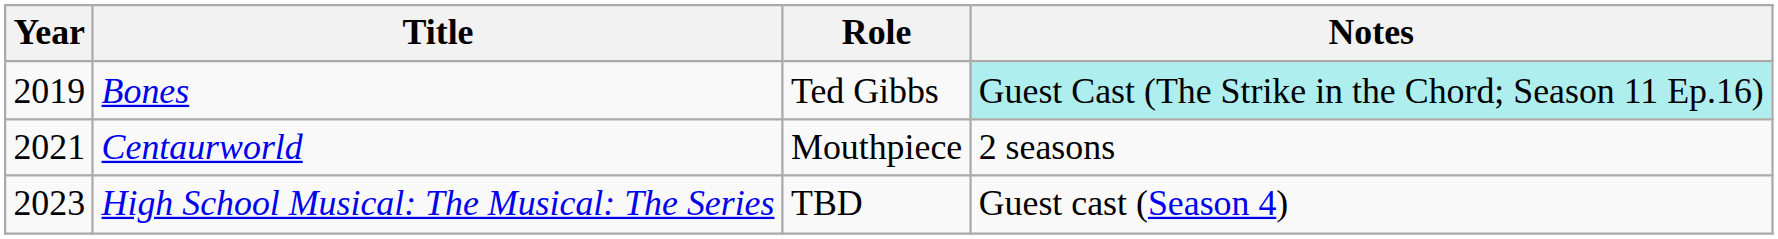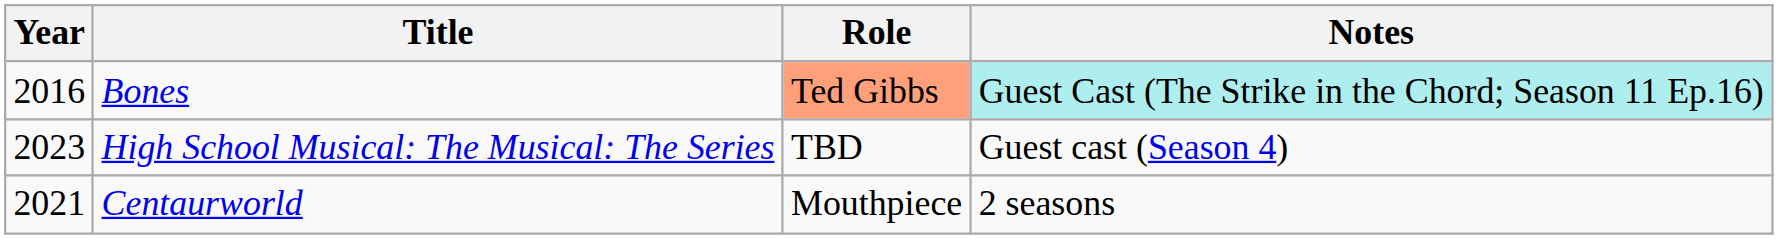(49, 89) 2019 -> (49, 89) 2016
(865, 89) no background -> (865, 89) lightsalmon background
rows swapped: (202, 146) <-> (438, 203)
